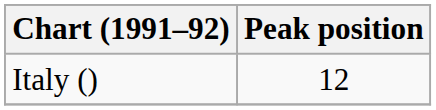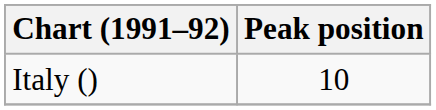(334, 78) 12 -> (334, 78) 10
